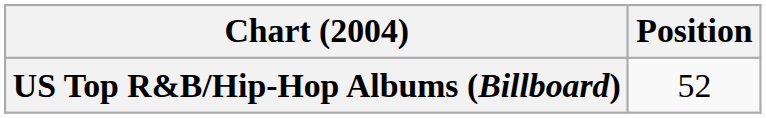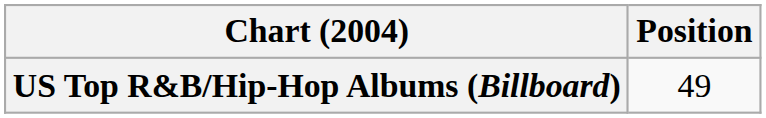(694, 84) 52 -> (694, 84) 49
